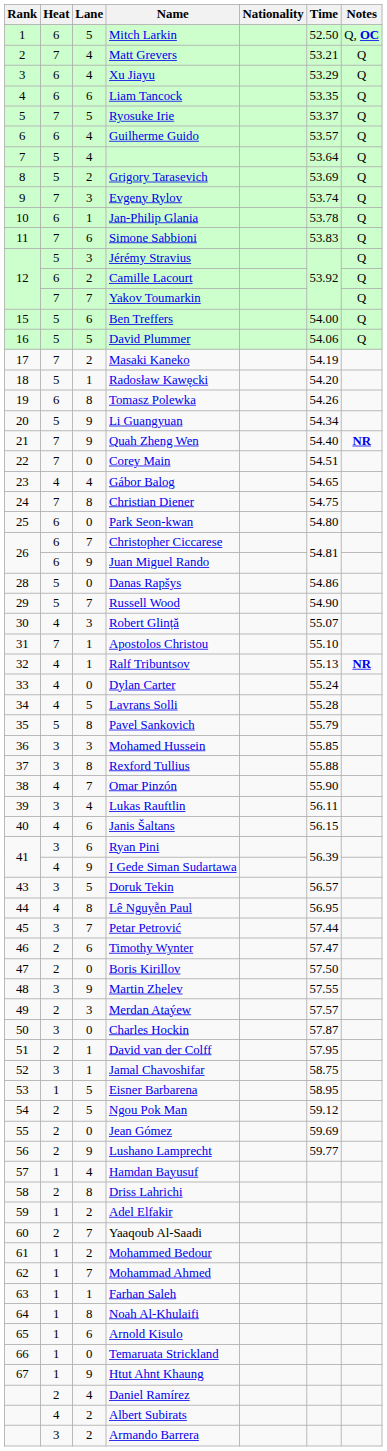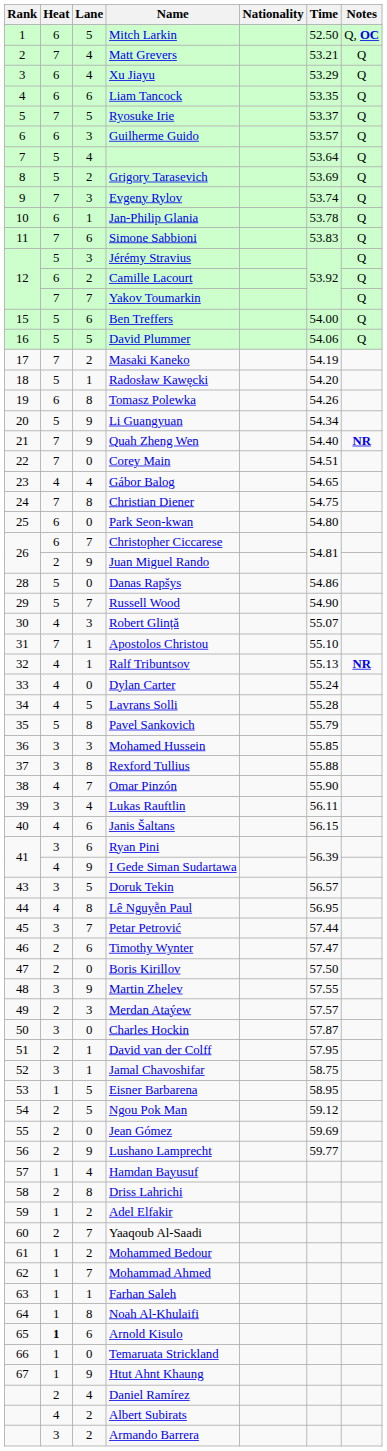(89, 136) 4 -> (89, 136) 3
(56, 562) 6 -> (56, 562) 2
(56, 1334) normal -> (56, 1334) bold
